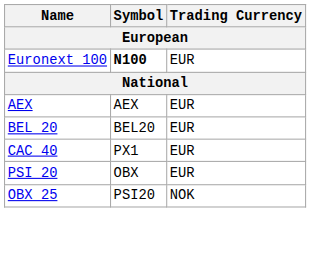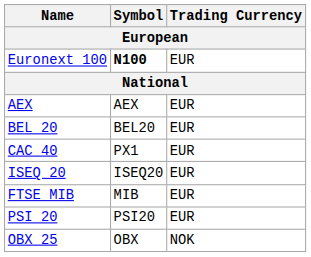+ row: (37, 173)
+ row: (41, 195)
(126, 173) OBX -> (134, 218) PSI20
(134, 195) PSI20 -> (126, 240) OBX
